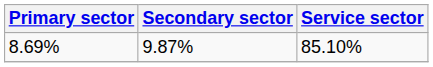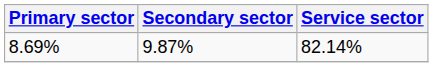(332, 47) 85.10% -> (332, 47) 82.14%
